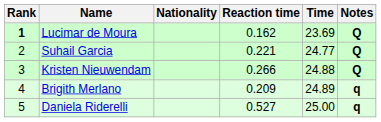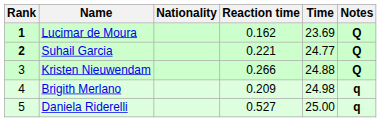(22, 51) normal -> (22, 51) bold
(320, 88) 24.89 -> (320, 88) 24.98
